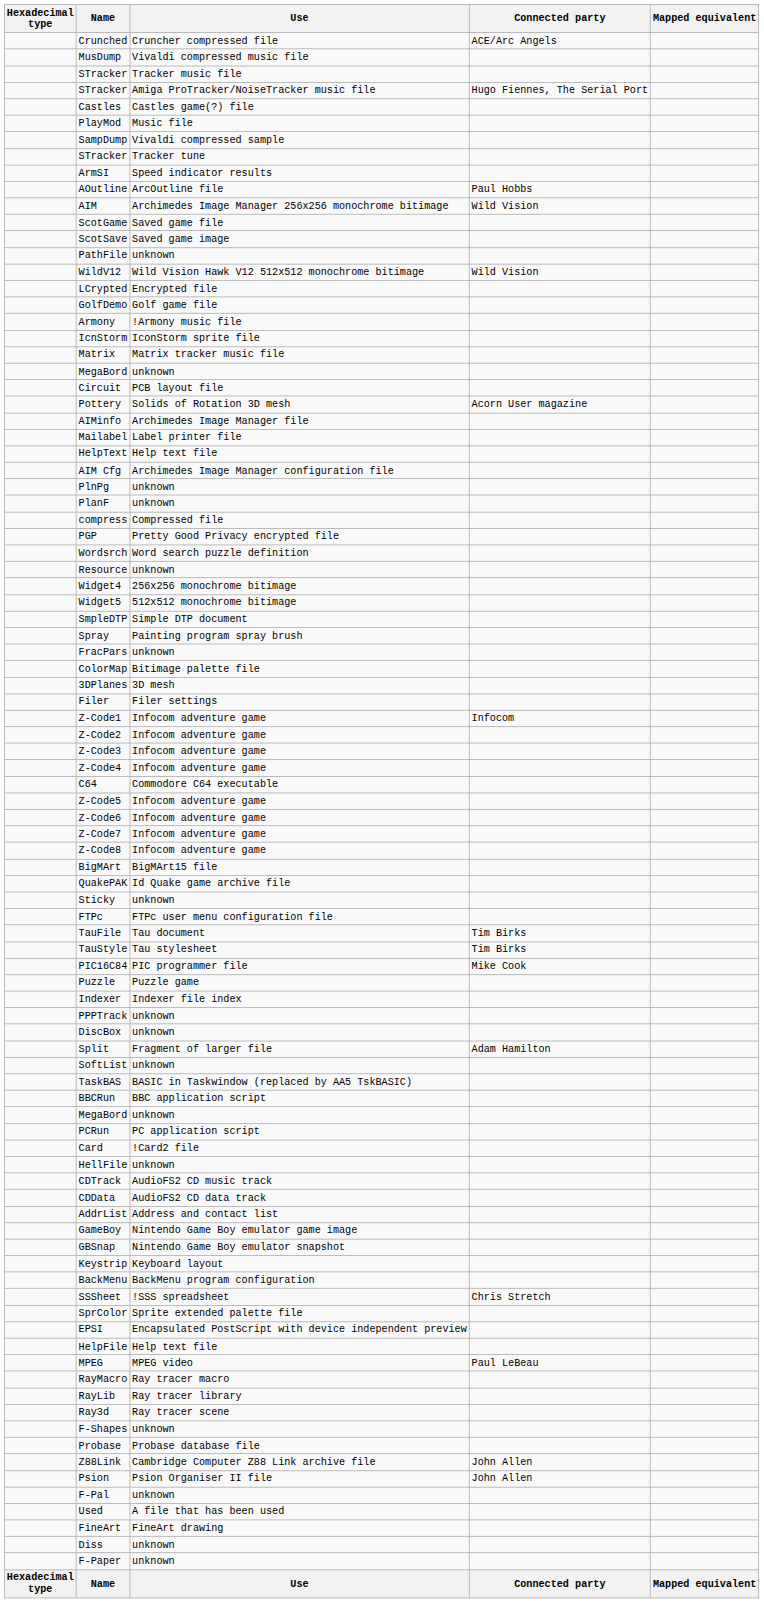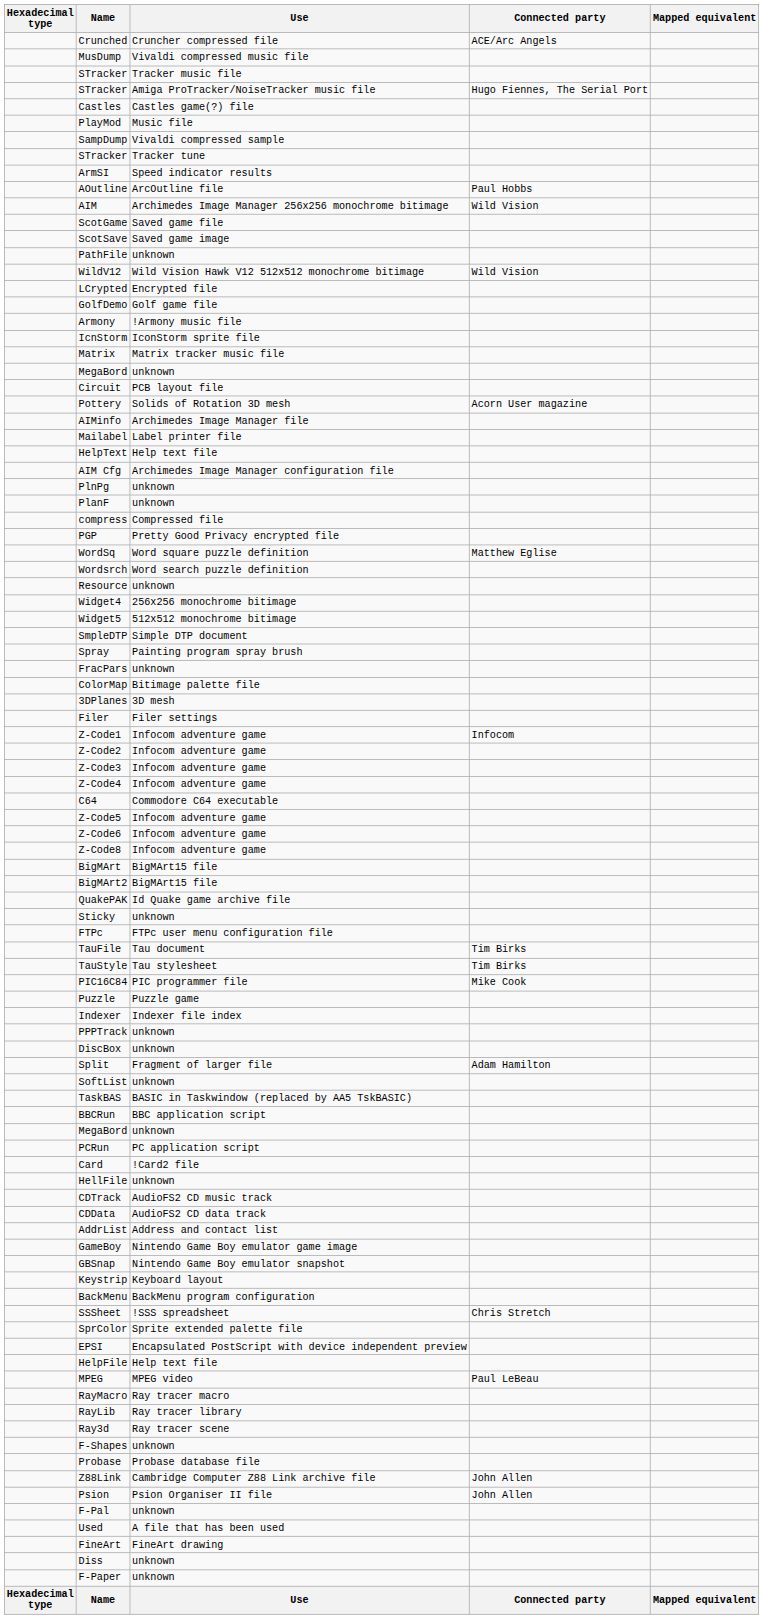+ row: (97, 553)
- row: (100, 834)
+ row: (103, 884)
